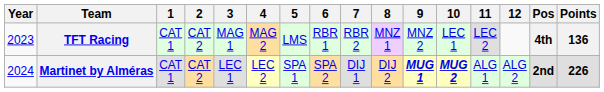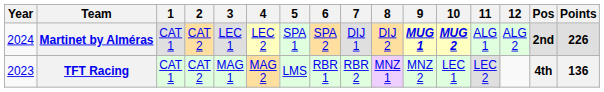rows swapped: (97, 39) <-> (97, 71)
